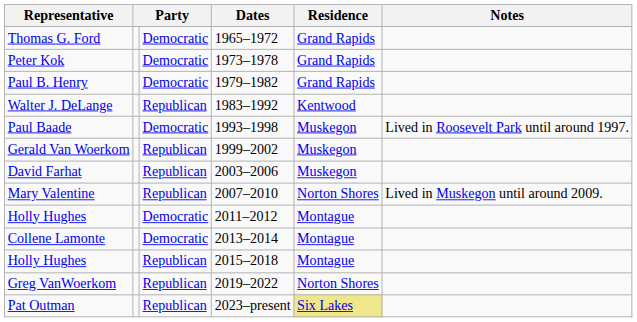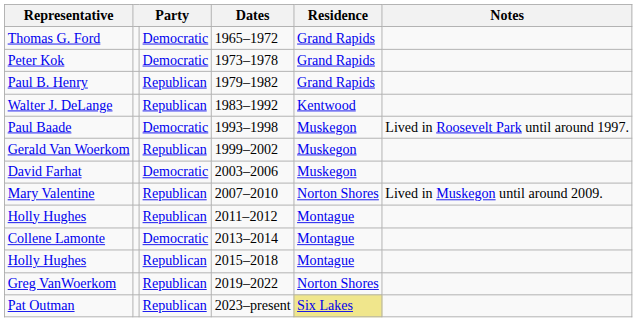(175, 82) Democratic -> (175, 82) Republican
(175, 171) Republican -> (175, 171) Democratic
(175, 216) Democratic -> (175, 216) Republican
